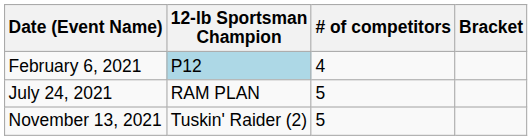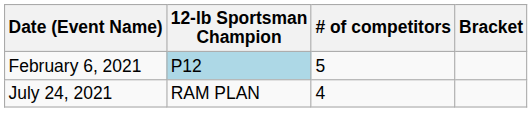(320, 65) 4 -> (320, 65) 5
(320, 93) 5 -> (320, 93) 4
- row: (85, 120)
